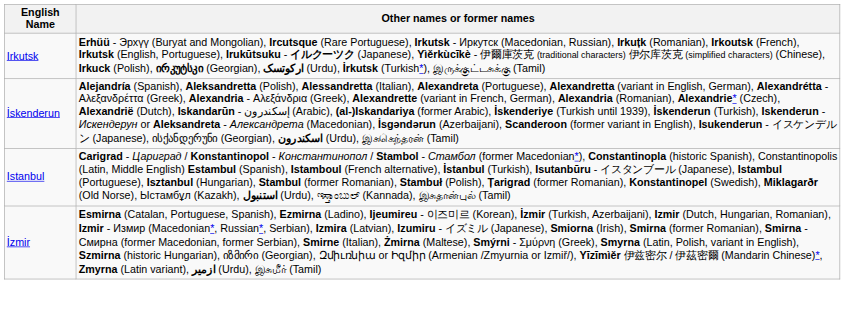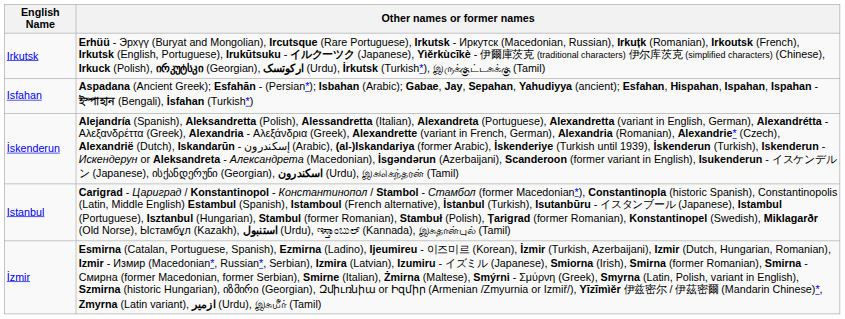+ row: (24, 96)
